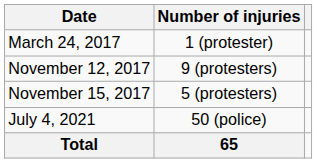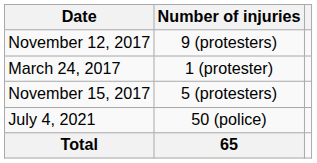rows swapped: (64, 42) <-> (79, 68)
